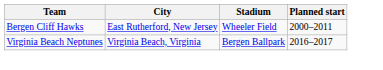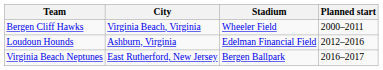(162, 27) East Rutherford, New Jersey -> (154, 27) Virginia Beach, Virginia
+ row: (40, 42)
(154, 42) Virginia Beach, Virginia -> (162, 57) East Rutherford, New Jersey
